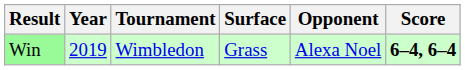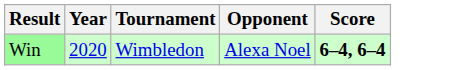- column: (255, 19)
(88, 49) 2019 -> (88, 49) 2020
